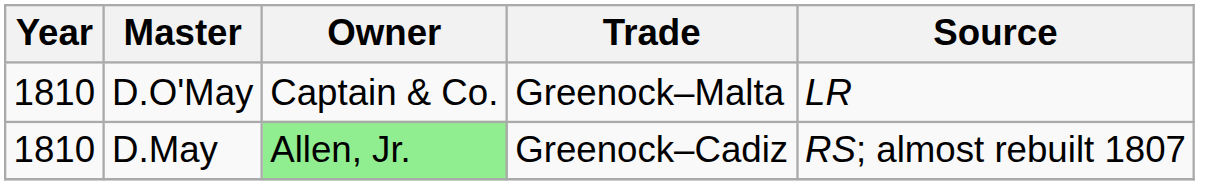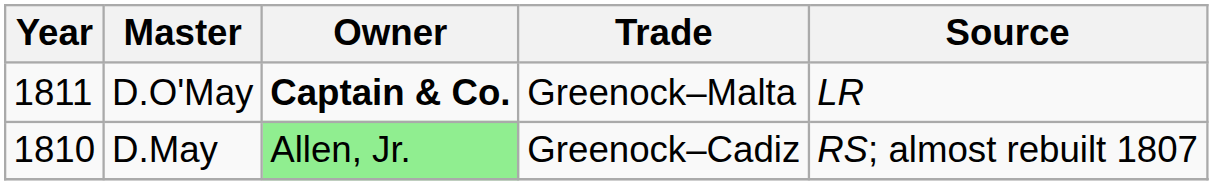(54, 91) 1810 -> (53, 91) 1811
(384, 91) normal -> (390, 91) bold
